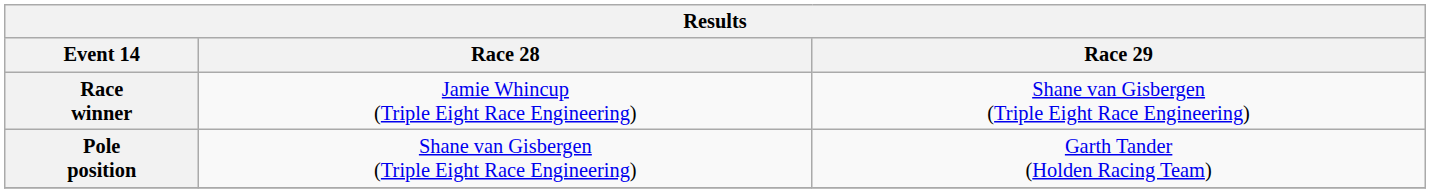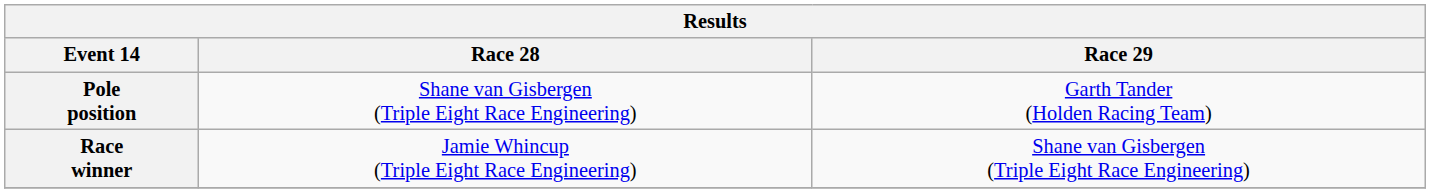rows swapped: (102, 157) <-> (102, 100)
